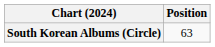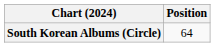(187, 32) 63 -> (187, 32) 64
